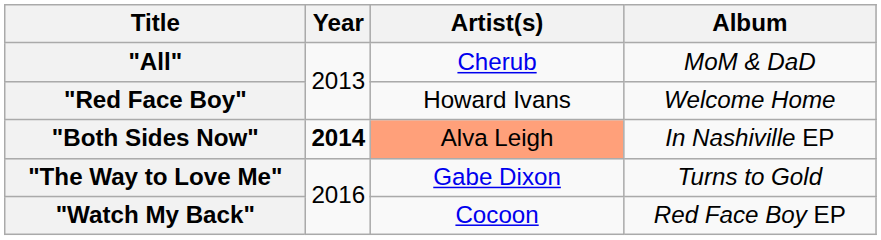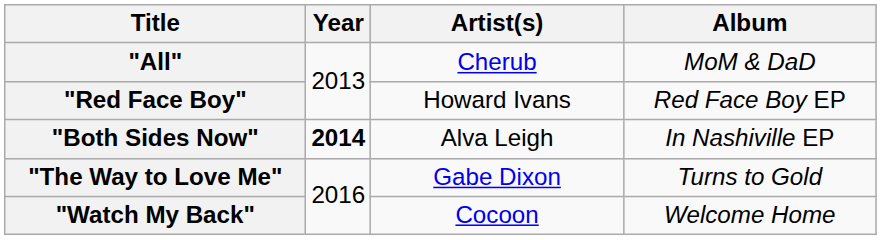(750, 100) Welcome Home -> (750, 100) Red Face Boy EP
(497, 138) lightsalmon background -> (497, 138) no background
(750, 215) Red Face Boy EP -> (750, 215) Welcome Home
